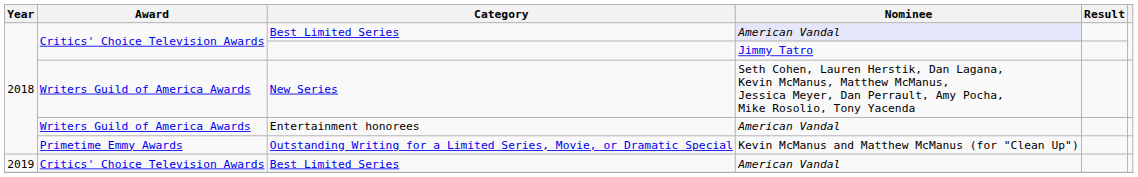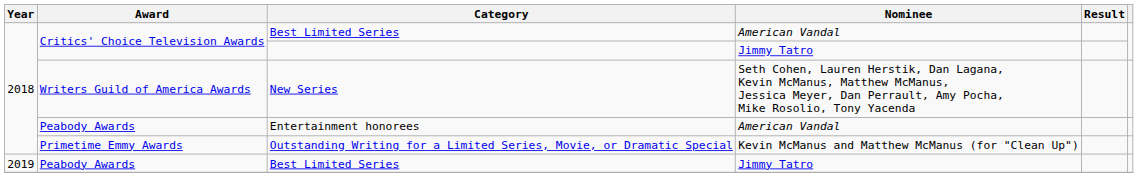(789, 32) lavender background -> (789, 32) no background
(145, 127) Writers Guild of America Awards -> (87, 127) Peabody Awards
(152, 163) Critics' Choice Television Awards -> (87, 163) Peabody Awards
(789, 163) American Vandal -> (776, 163) Jimmy Tatro
